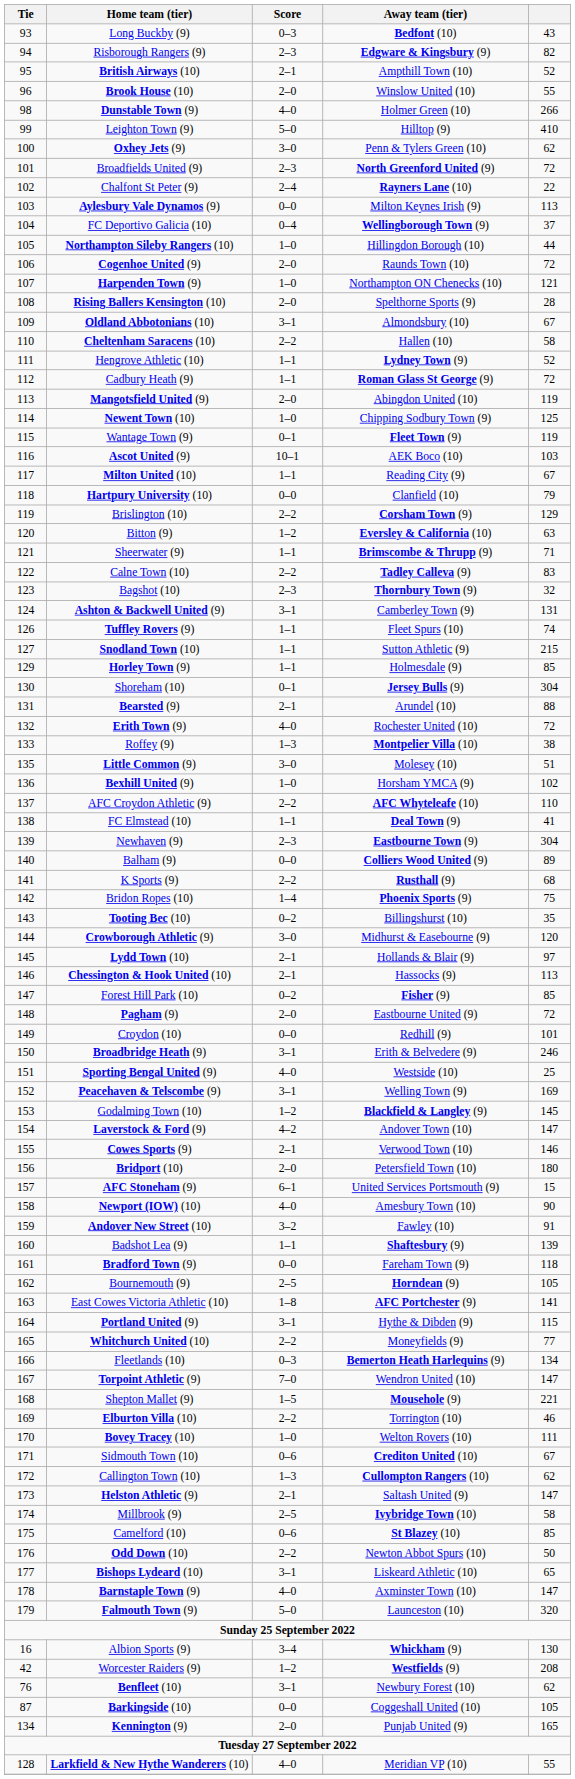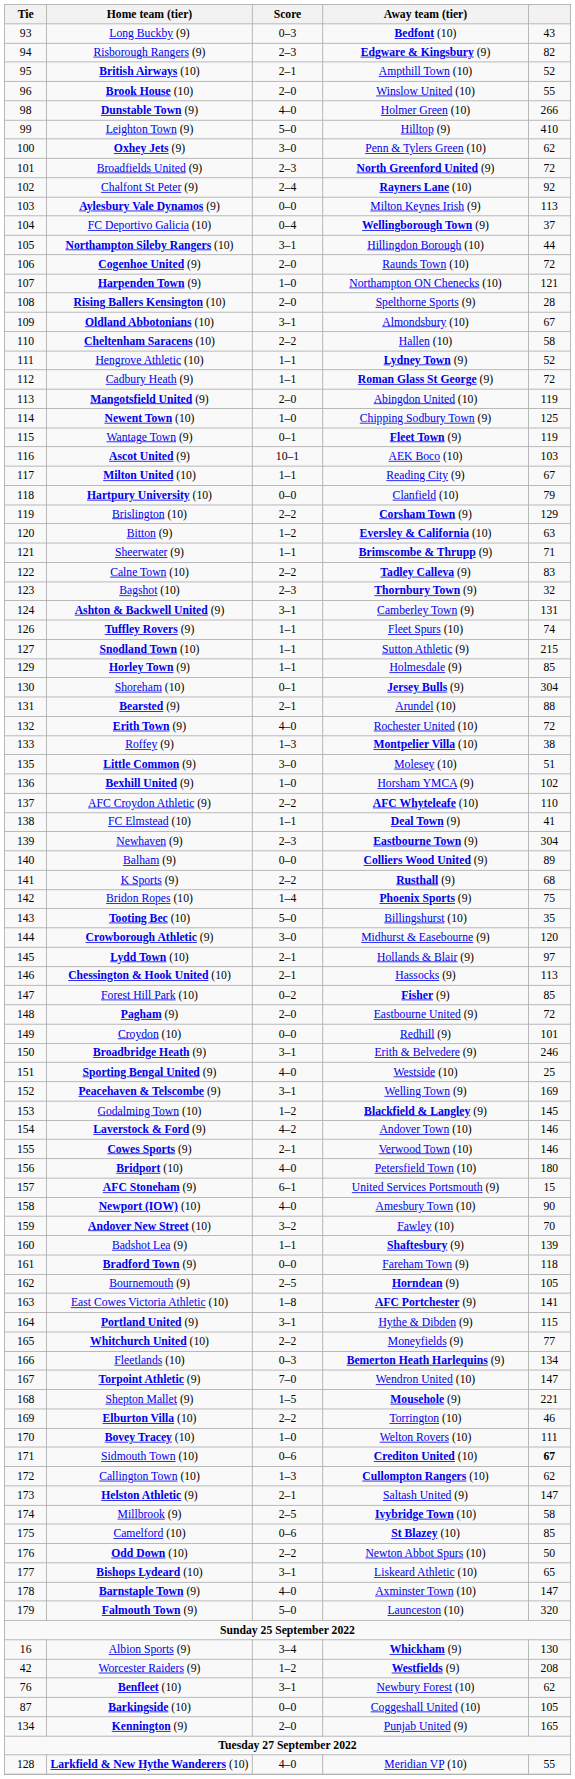(549, 187) 22 -> (549, 187) 92
(287, 245) 1–0 -> (287, 245) 3–1
(287, 918) 0–2 -> (287, 918) 5–0
(549, 1130) 147 -> (549, 1130) 146
(287, 1168) 2–0 -> (287, 1168) 4–0
(549, 1226) 91 -> (549, 1226) 70
(549, 1457) normal -> (549, 1457) bold
